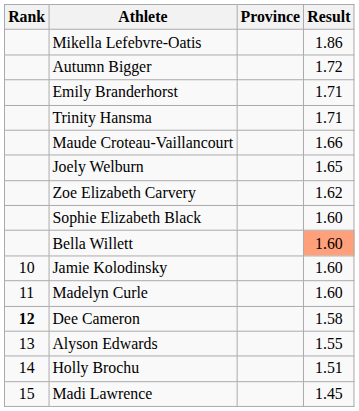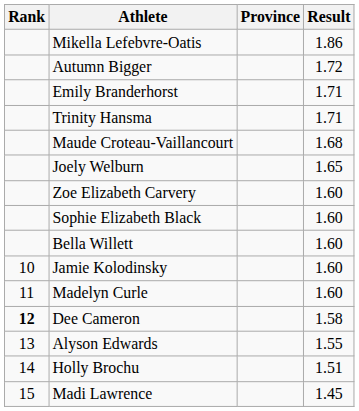(329, 142) 1.66 -> (329, 142) 1.68
(329, 192) 1.62 -> (329, 192) 1.60
(329, 243) lightsalmon background -> (329, 243) no background
